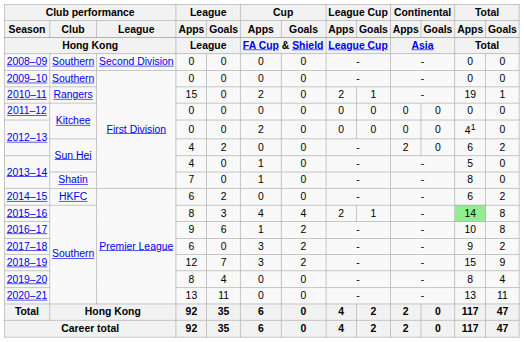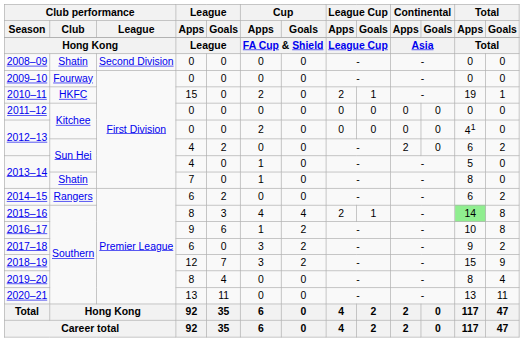(73, 62) Southern -> (73, 62) Shatin
(73, 78) Southern -> (73, 78) Fourway
(73, 95) Rangers -> (73, 95) HKFC
(73, 196) HKFC -> (73, 196) Rangers
